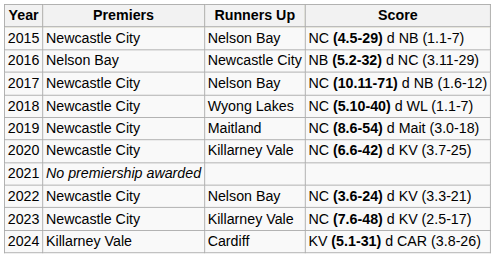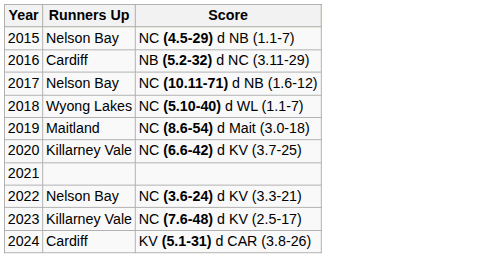- column: (124, 15)
(255, 60) Newcastle City -> (67, 60) Cardiff
